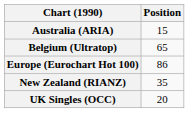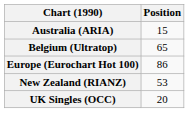(162, 82) 35 -> (162, 82) 53
